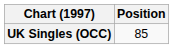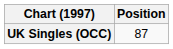(141, 33) 85 -> (141, 33) 87
